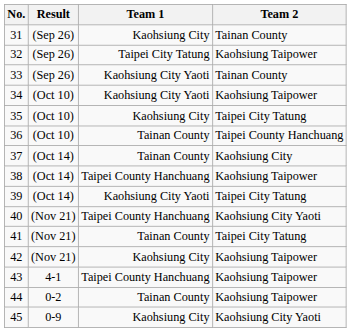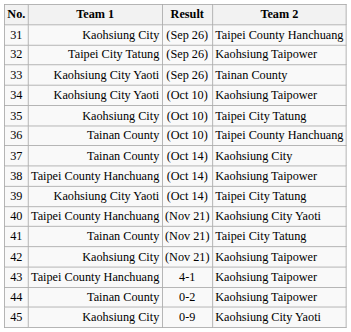columns swapped: (145, 14) <-> (53, 14)
(251, 35) Tainan County -> (279, 35) Taipei County Hanchuang
